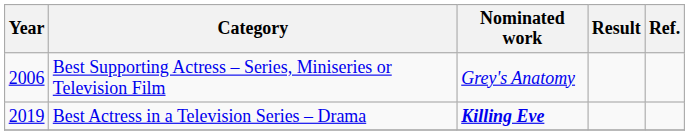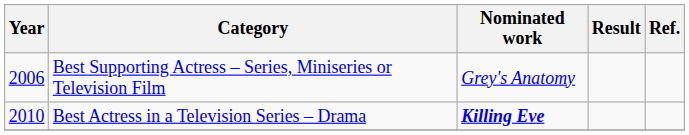(27, 115) 2019 -> (27, 115) 2010
